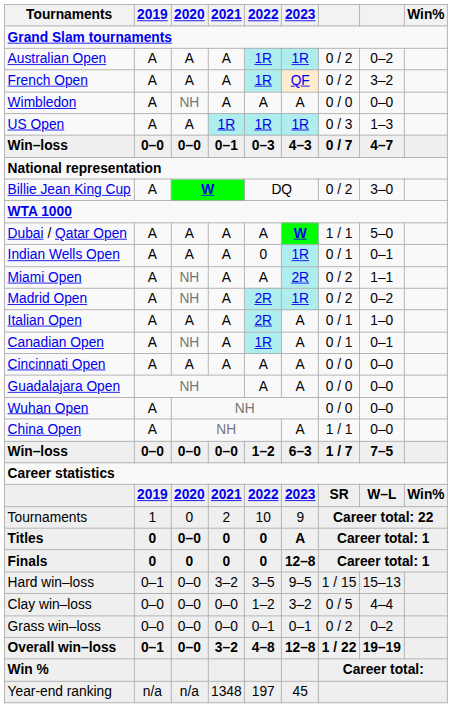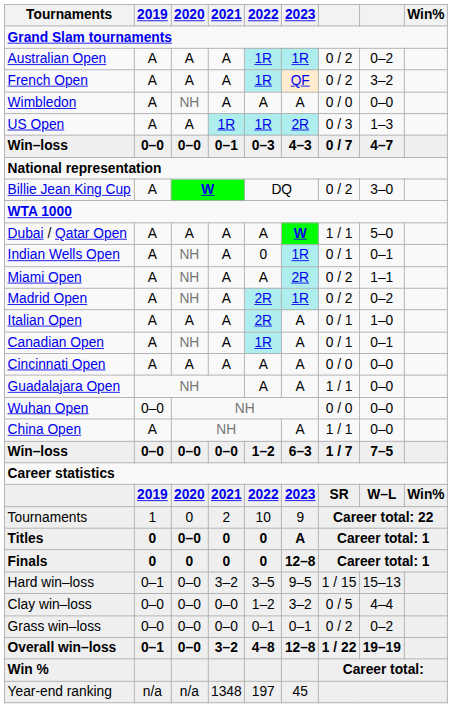(300, 124) 1R -> (300, 124) 2R
(189, 255) A -> (189, 255) NH
(339, 386) 0 / 0 -> (339, 386) 1 / 1
(152, 408) A -> (152, 408) 0–0
